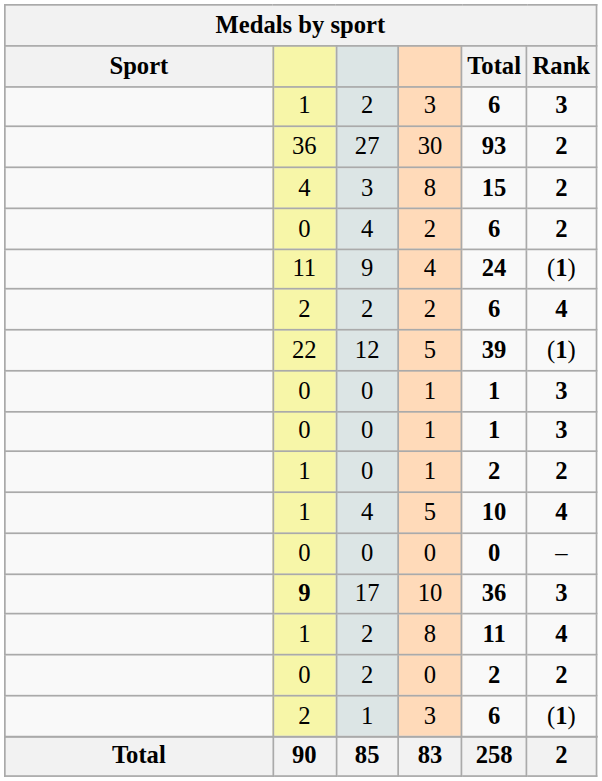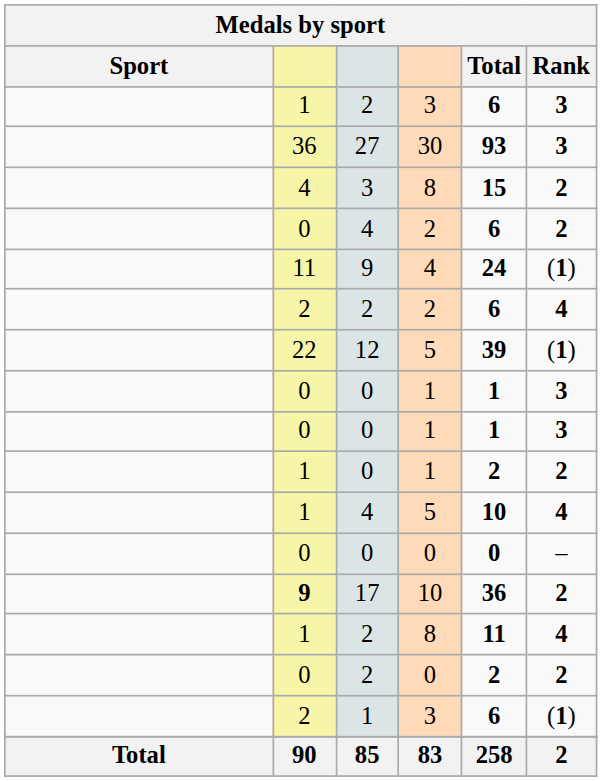(561, 147) 2 -> (561, 147) 3
(561, 593) 3 -> (561, 593) 2
